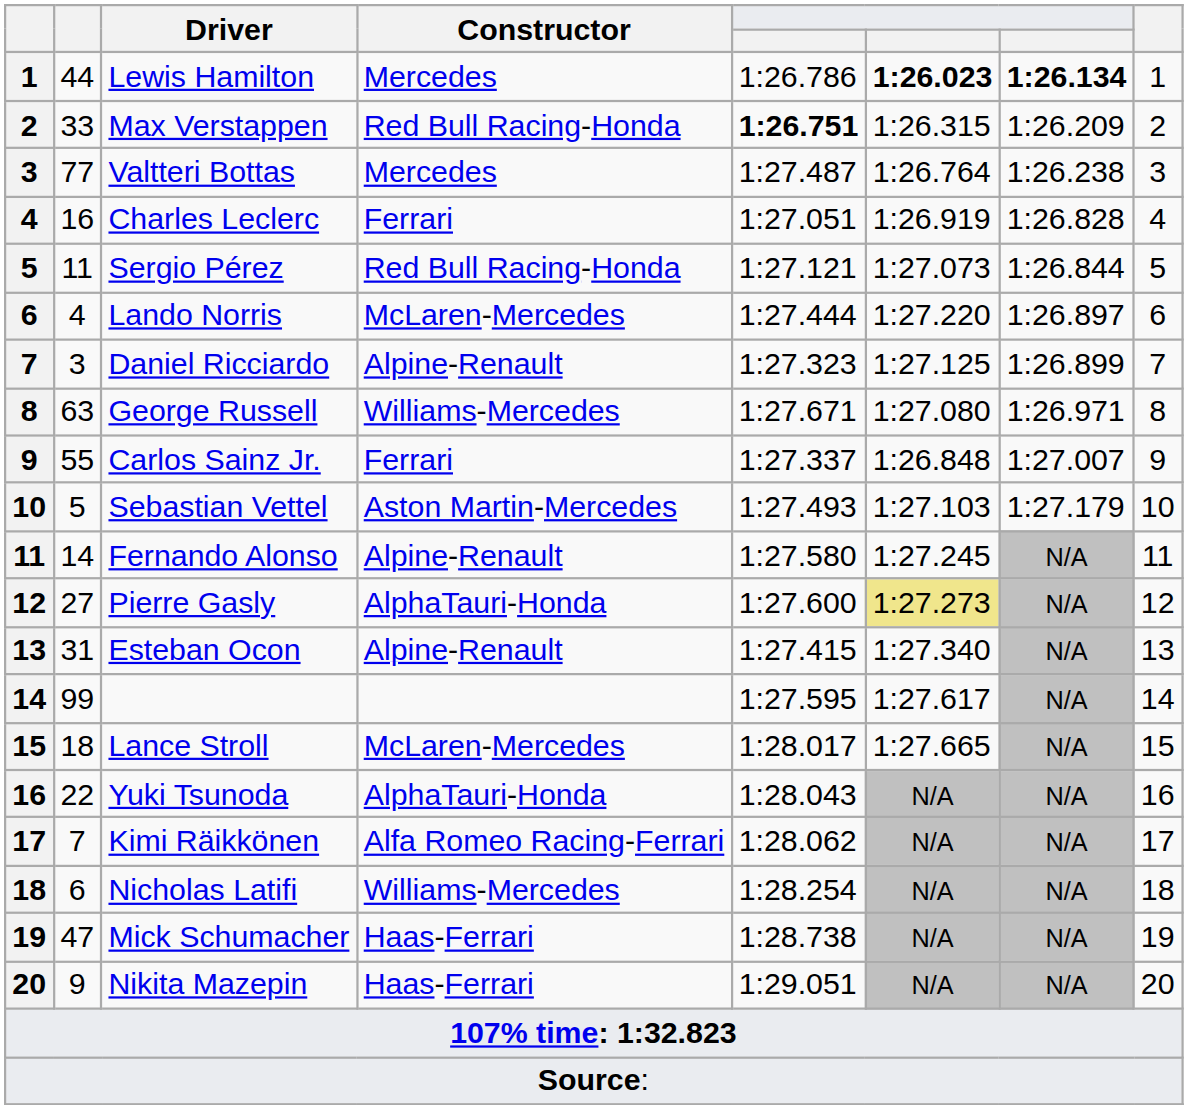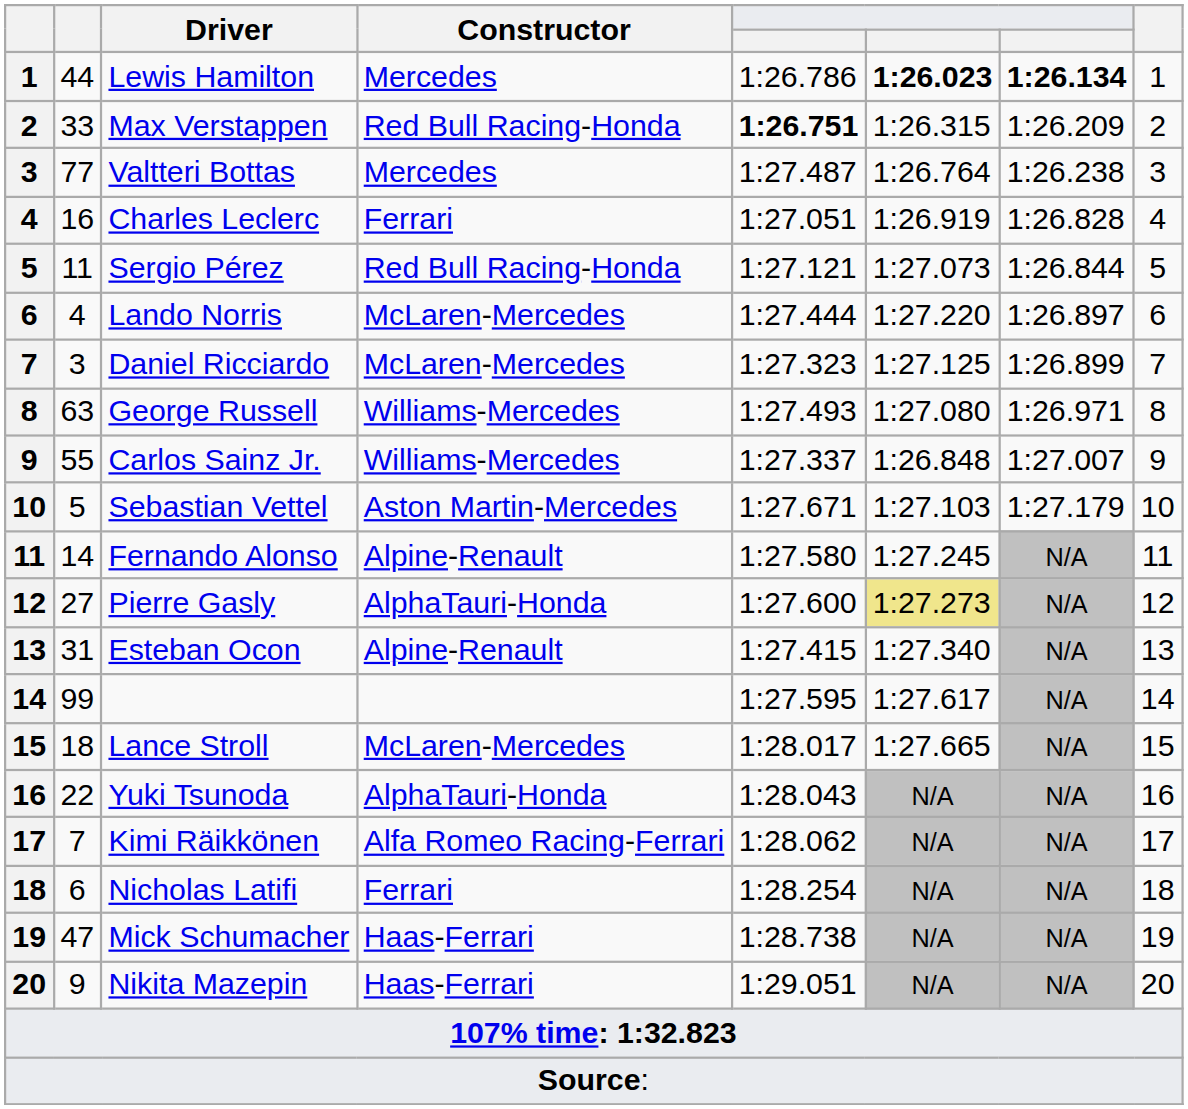(463, 363) Alpine-Renault -> (494, 363) McLaren-Mercedes
(798, 411) 1:27.671 -> (798, 411) 1:27.493
(408, 459) Ferrari -> (492, 459) Williams-Mercedes
(798, 507) 1:27.493 -> (798, 507) 1:27.671
(492, 889) Williams-Mercedes -> (408, 889) Ferrari
